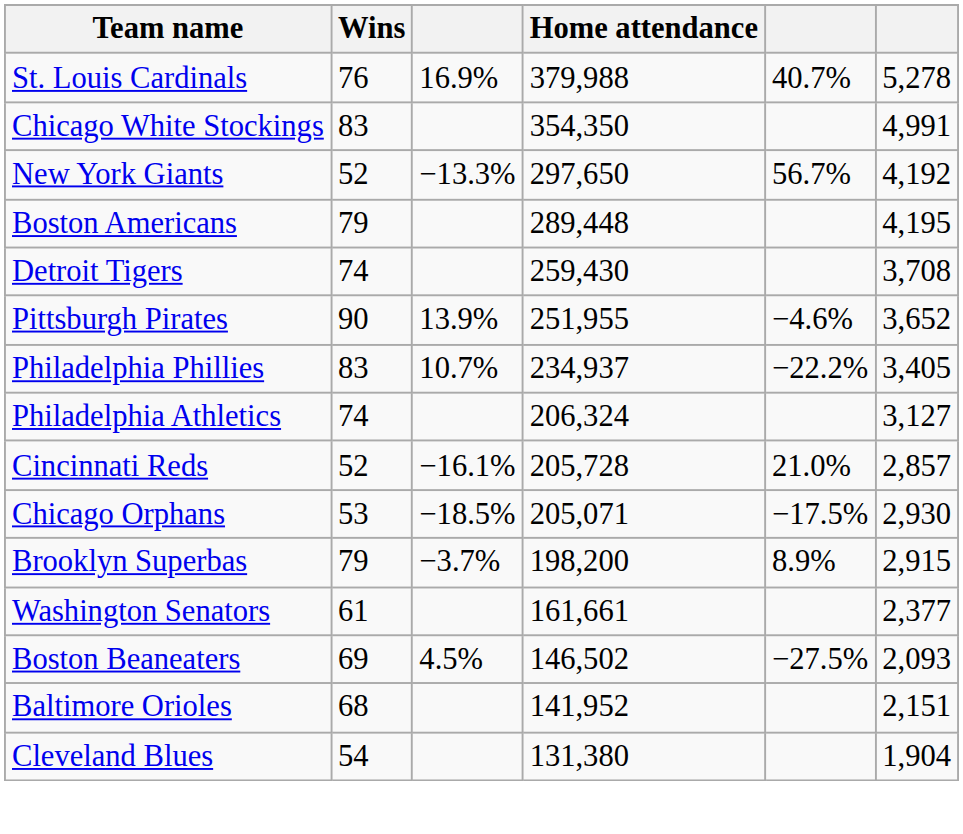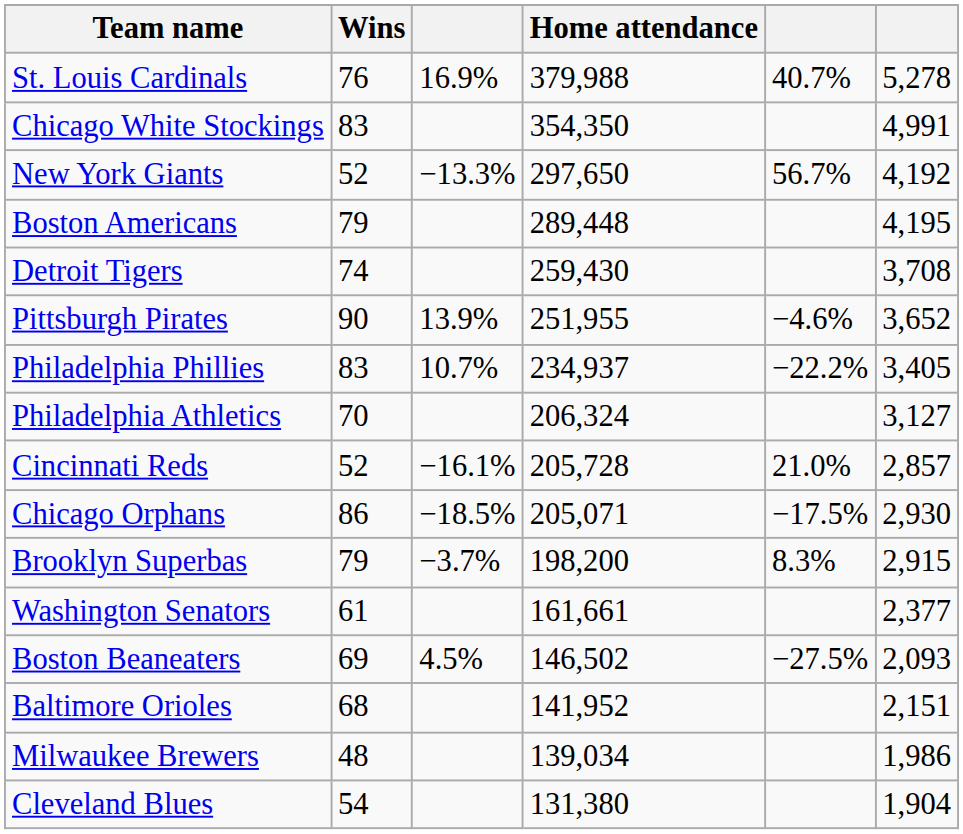(353, 416) 74 -> (353, 416) 70
(353, 513) 53 -> (353, 513) 86
(804, 561) 8.9% -> (804, 561) 8.3%
+ row: (135, 755)
